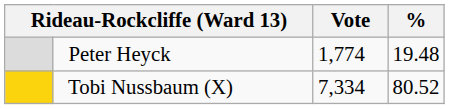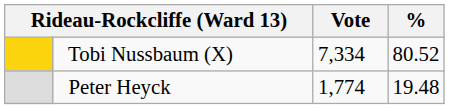rows swapped: (146, 86) <-> (114, 53)
